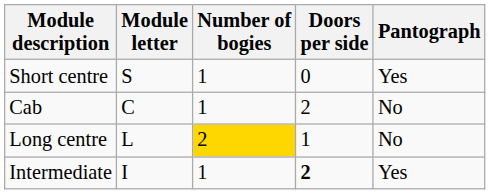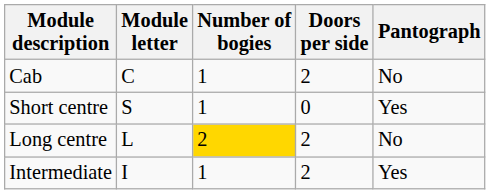rows swapped: (26, 107) <-> (59, 75)
(306, 140) 1 -> (306, 140) 2
(306, 172) bold -> (306, 172) normal
